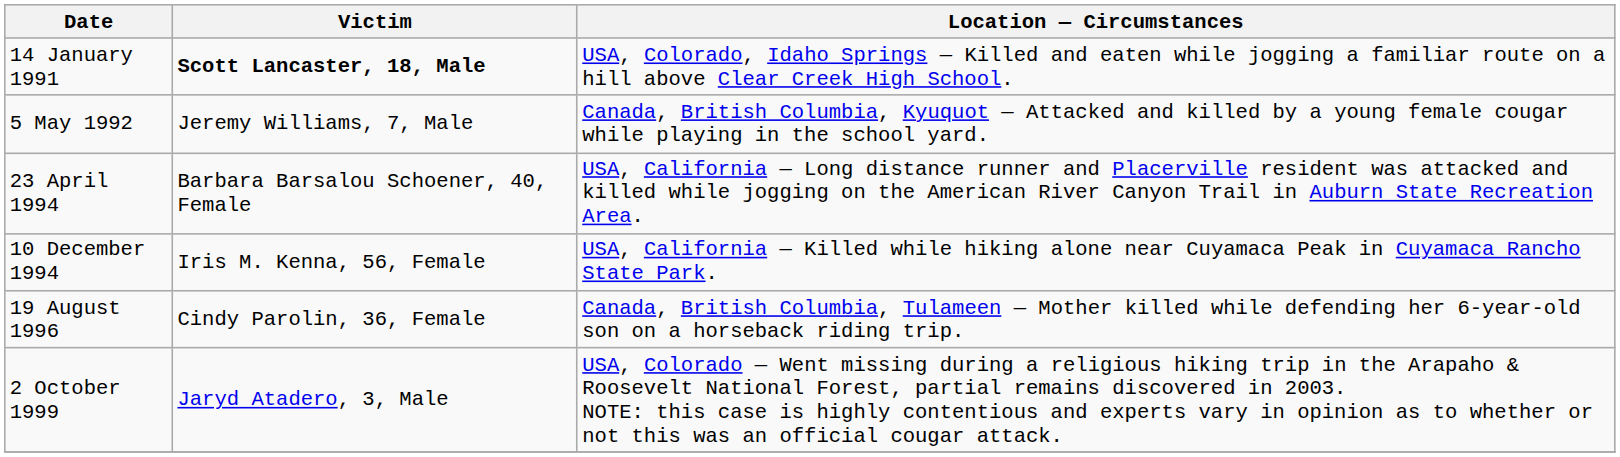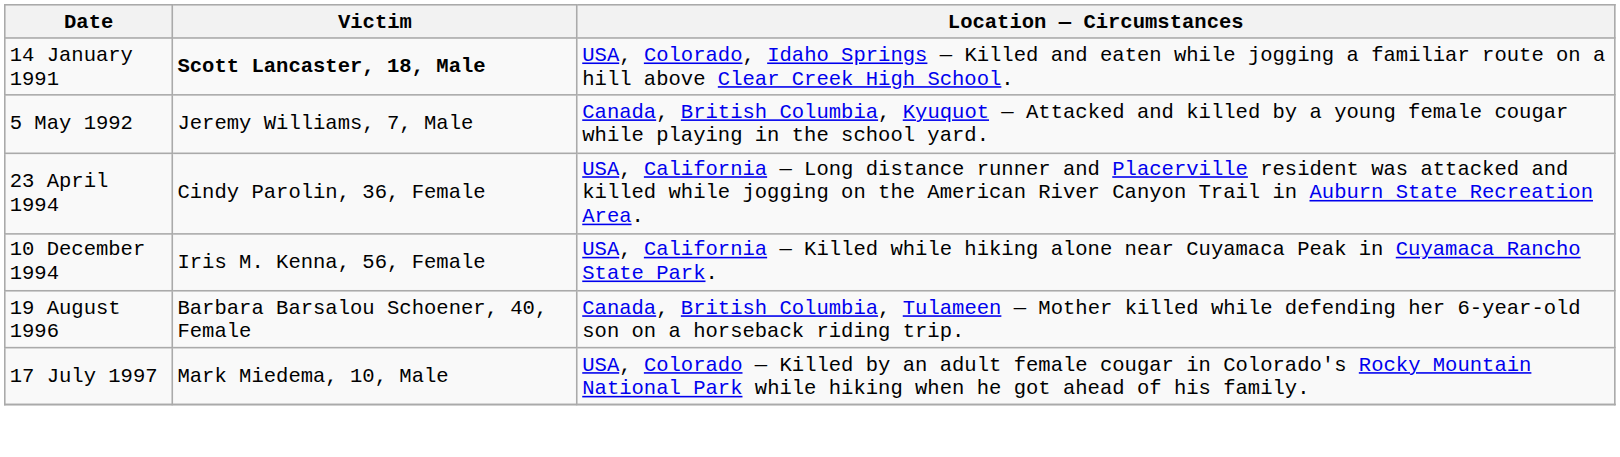(362, 193) Barbara Barsalou Schoener, 40, Female -> (332, 193) Cindy Parolin, 36, Female
(332, 319) Cindy Parolin, 36, Female -> (362, 319) Barbara Barsalou Schoener, 40, Female
+ row: (84, 376)
- row: (65, 400)
